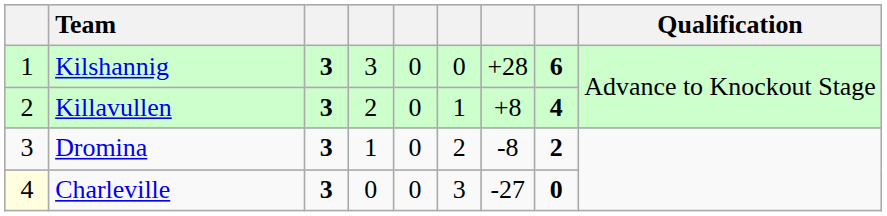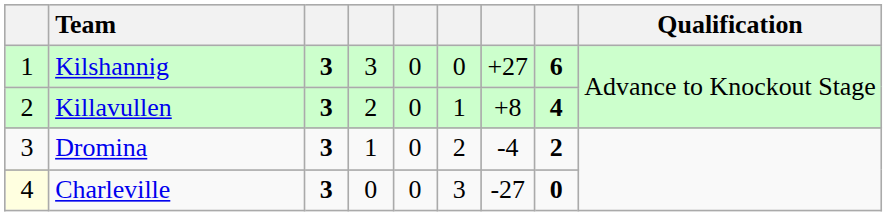(508, 66) +28 -> (508, 66) +27
(508, 148) -8 -> (508, 148) -4
